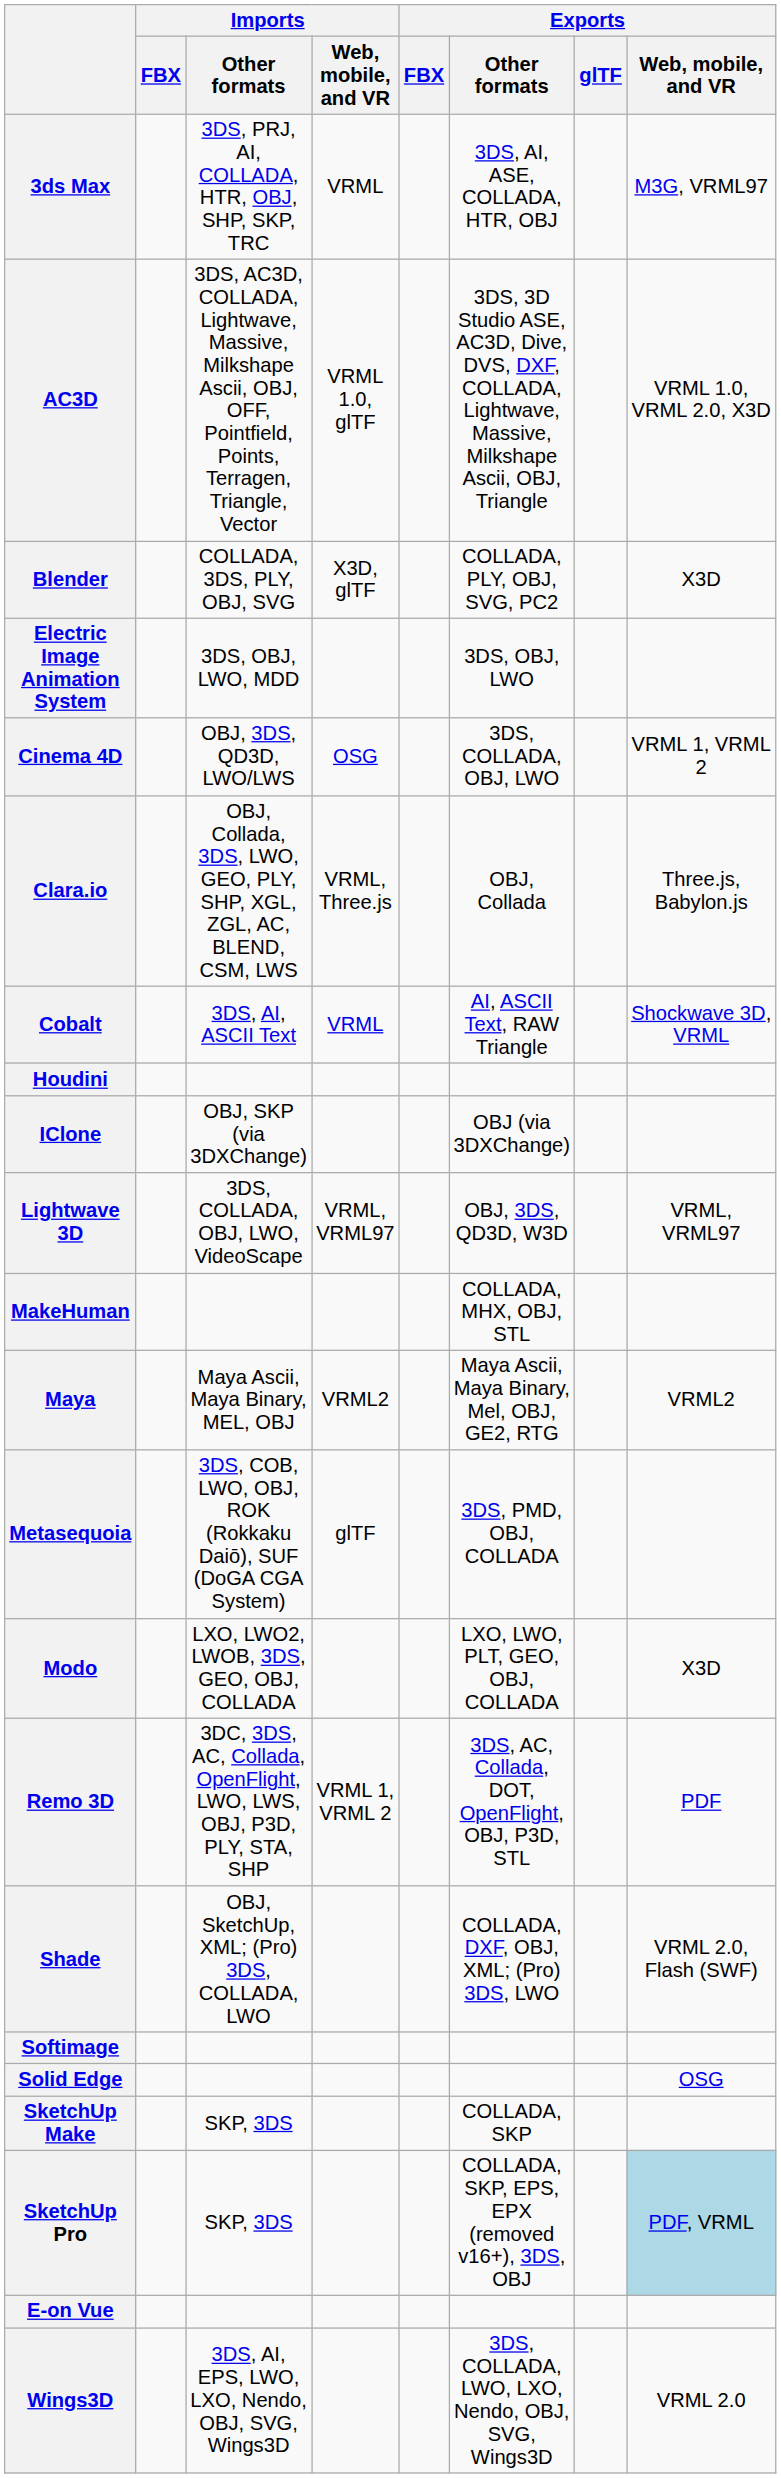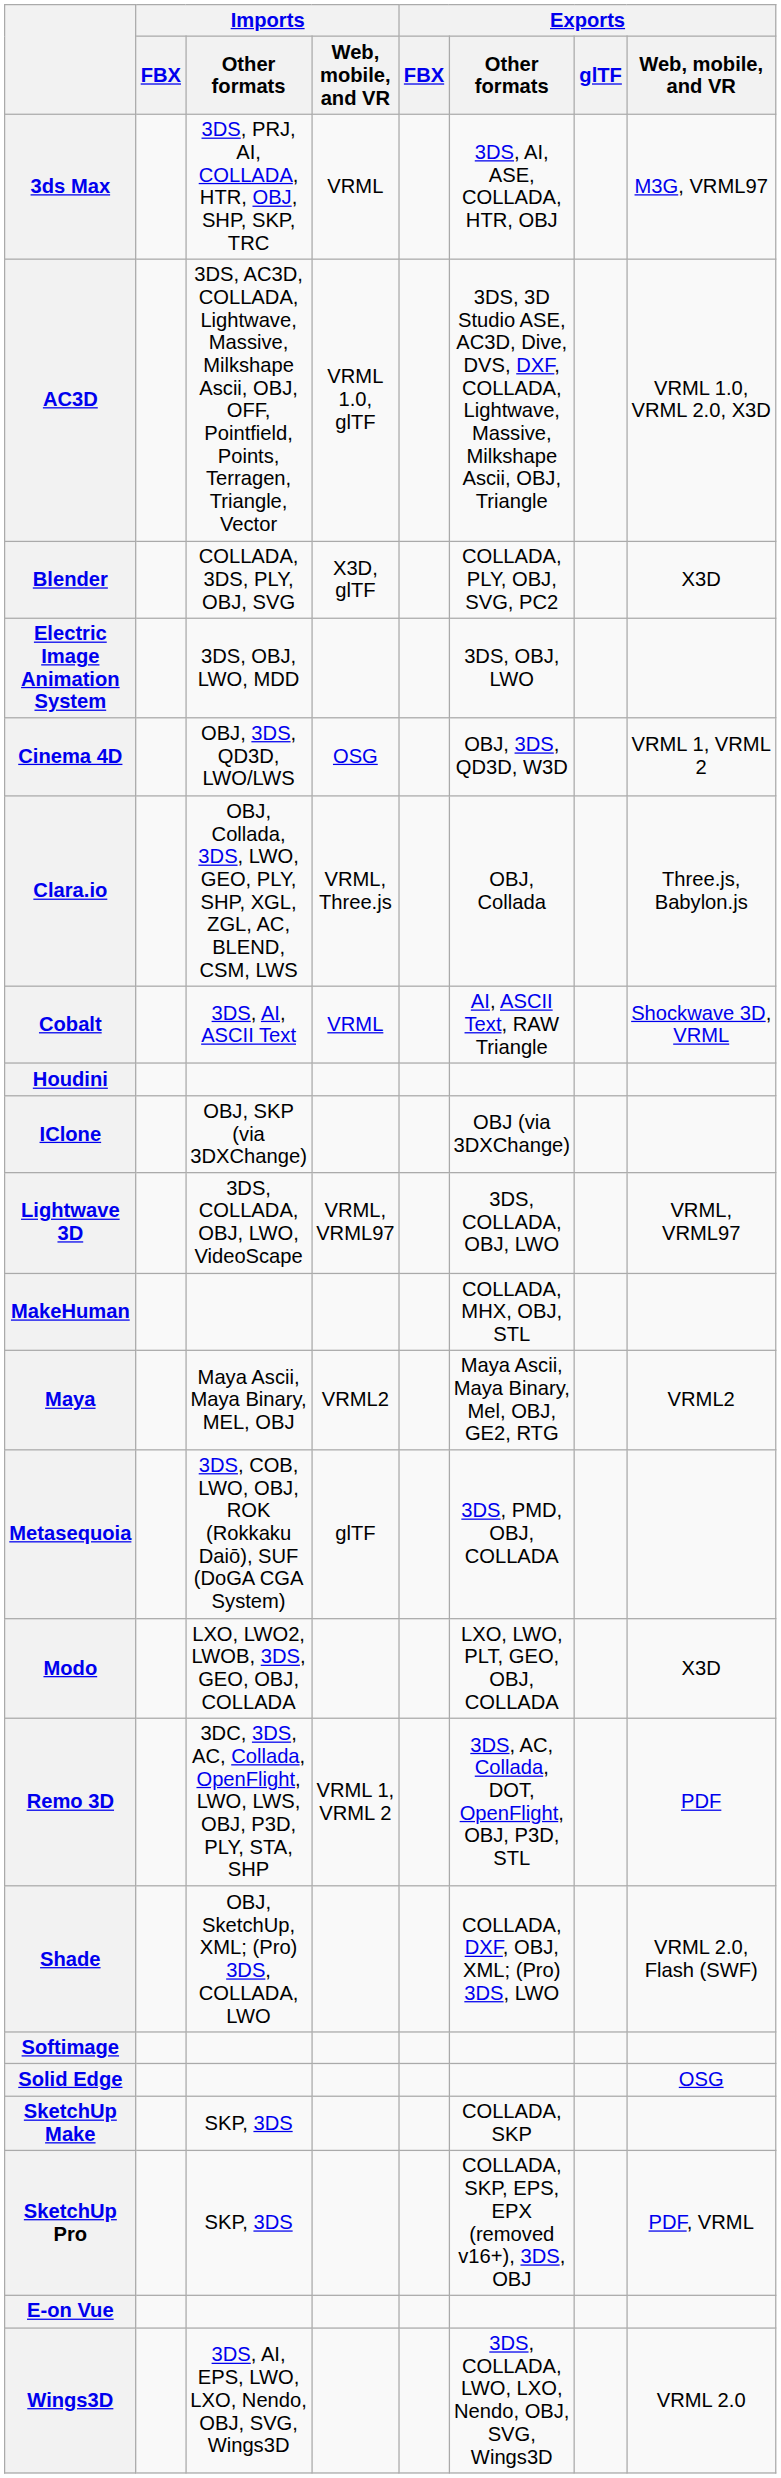(512, 756) 3DS, COLLADA, OBJ, LWO -> (512, 756) OBJ, 3DS, QD3D, W3D
(512, 1222) OBJ, 3DS, QD3D, W3D -> (512, 1222) 3DS, COLLADA, OBJ, LWO
(701, 2222) lightblue background -> (701, 2222) no background
